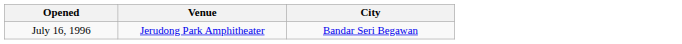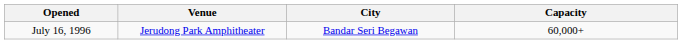+ column: (566, 13)
